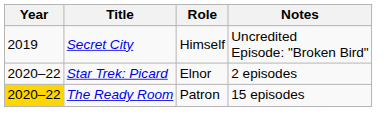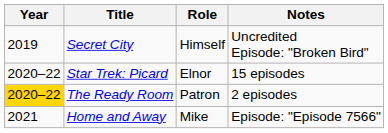(264, 73) 2 episodes -> (268, 73) 15 episodes
(268, 95) 15 episodes -> (264, 95) 2 episodes
+ row: (116, 116)
